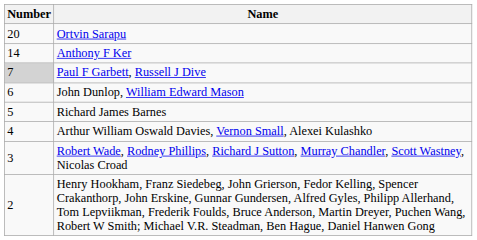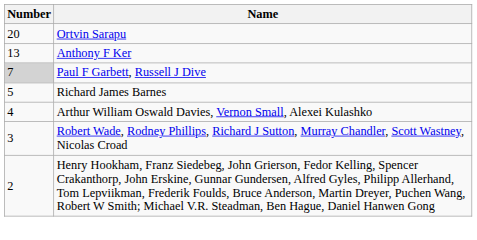(13, 53) 14 -> (13, 53) 13
- row: (150, 92)
